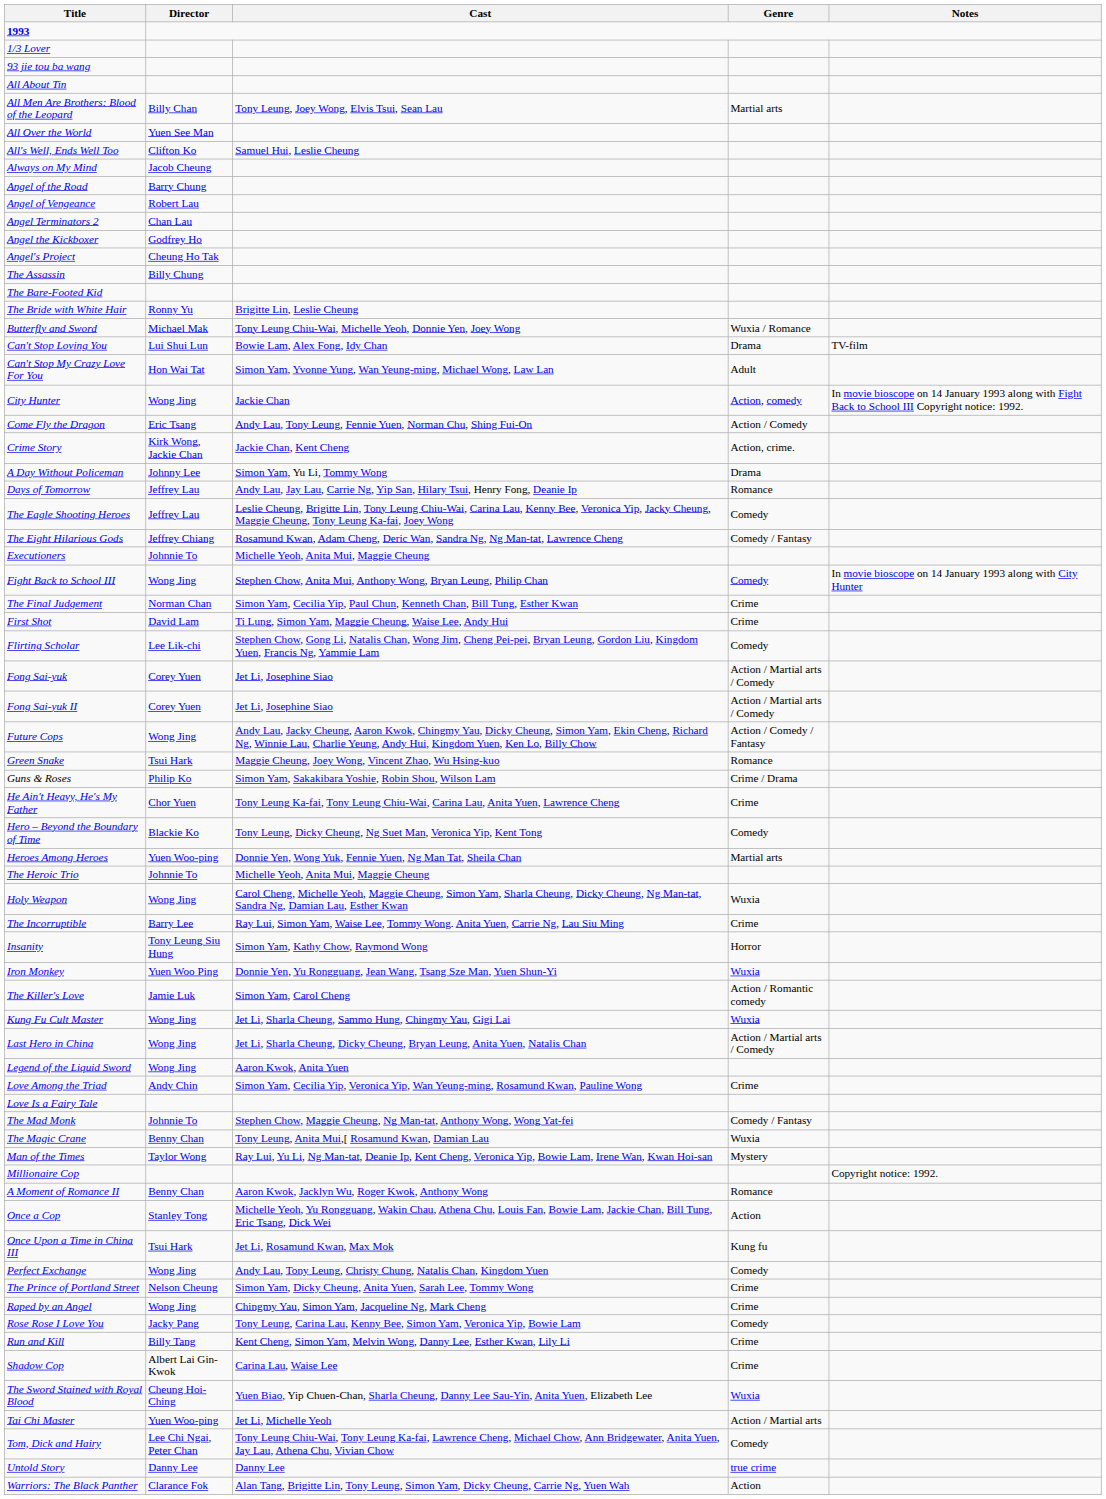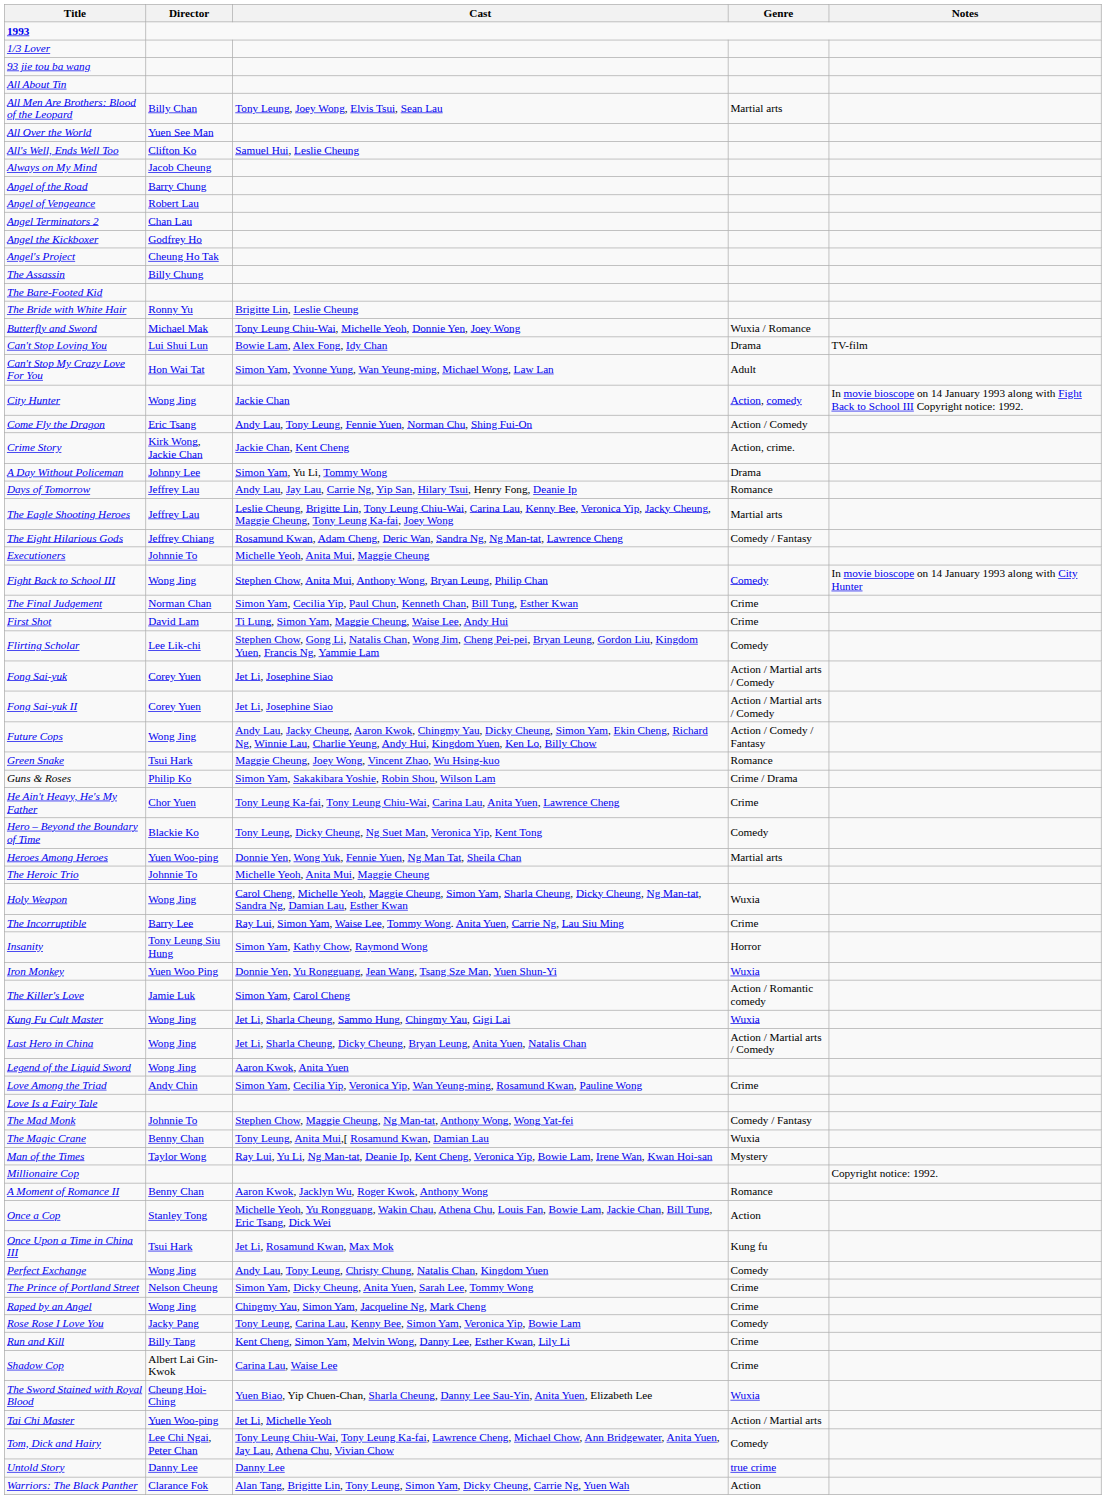(749, 514) Comedy -> (756, 514) Martial arts
